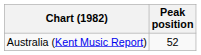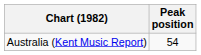(173, 42) 52 -> (173, 42) 54
